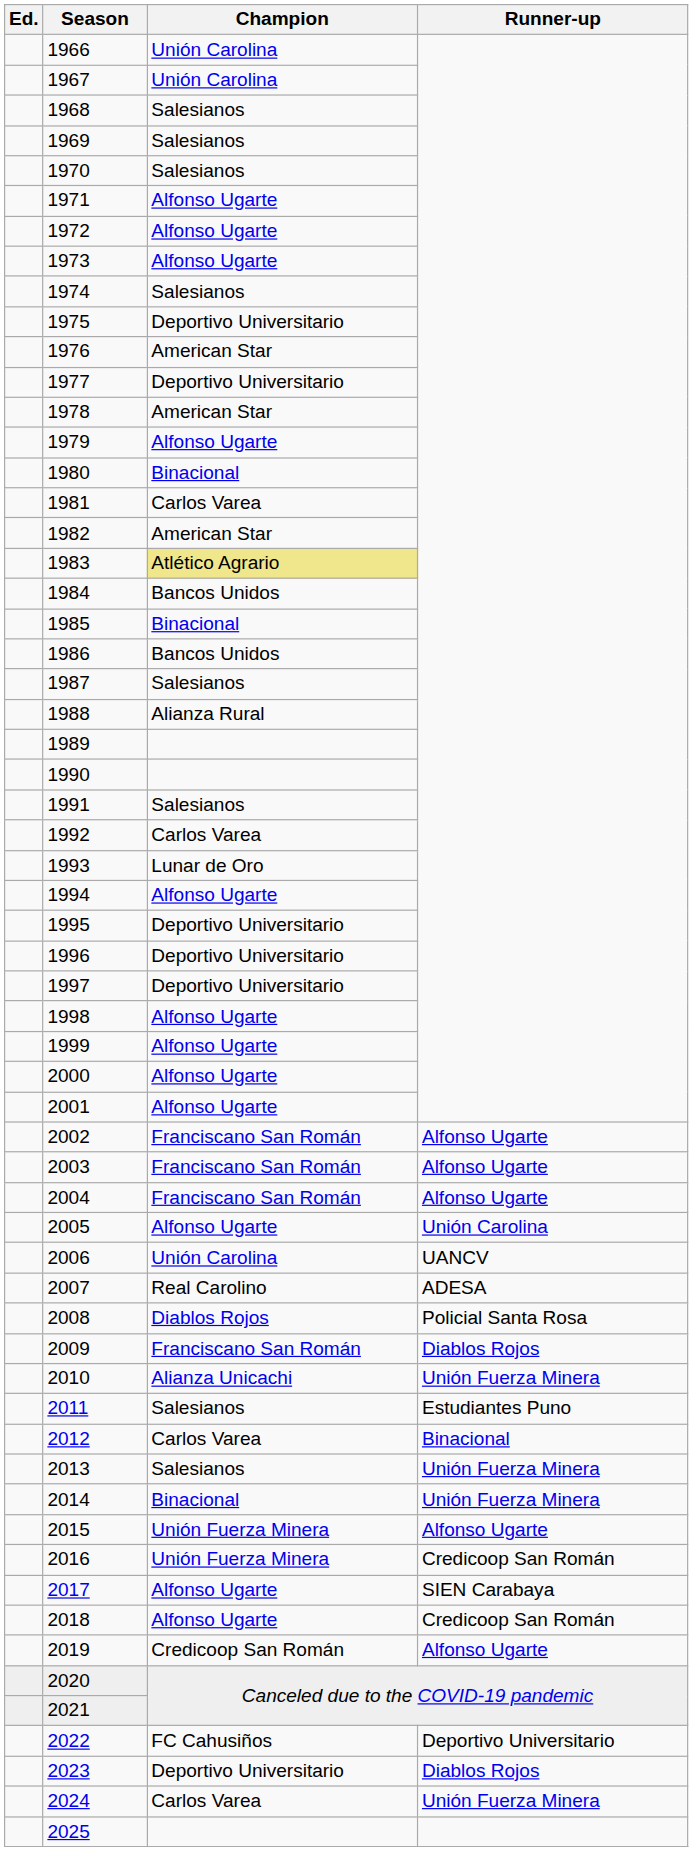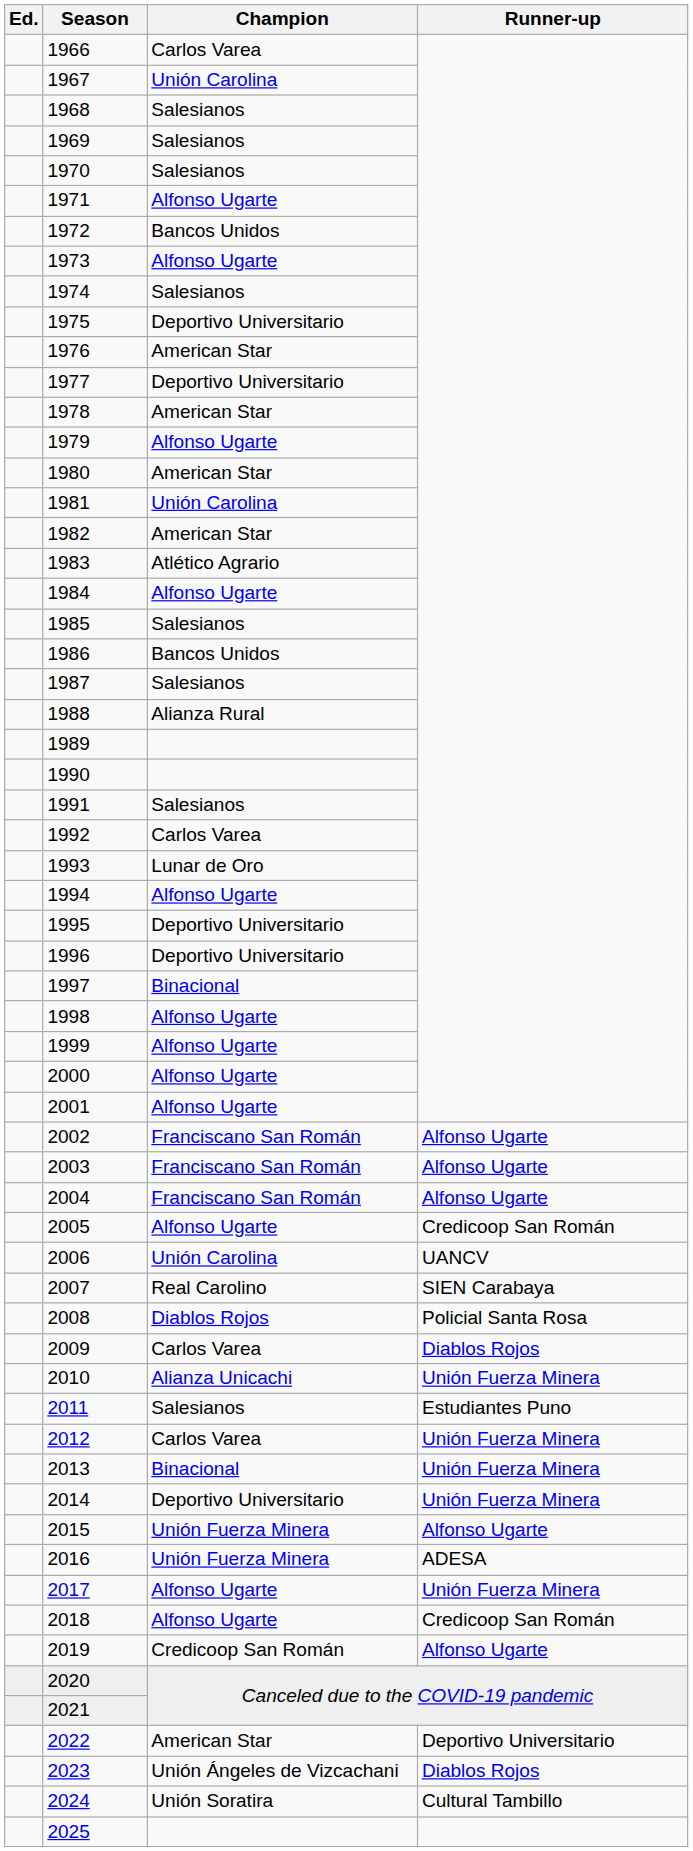(214, 49) Unión Carolina -> (206, 49) Carlos Varea
(214, 230) Alfonso Ugarte -> (215, 230) Bancos Unidos
(195, 472) Binacional -> (212, 472) American Star
(206, 502) Carlos Varea -> (214, 502) Unión Carolina
(215, 563) khaki background -> (215, 563) no background
(215, 593) Bancos Unidos -> (214, 593) Alfonso Ugarte
(195, 623) Binacional -> (198, 623) Salesianos
(248, 985) Deportivo Universitario -> (195, 985) Binacional
(485, 1227) Unión Carolina -> (518, 1227) Credicoop San Román
(454, 1287) ADESA -> (488, 1287) SIEN Carabaya
(256, 1348) Franciscano San Román -> (206, 1348) Carlos Varea
(466, 1438) Binacional -> (511, 1438) Unión Fuerza Minera
(198, 1469) Salesianos -> (195, 1469) Binacional
(195, 1499) Binacional -> (248, 1499) Deportivo Universitario
(518, 1559) Credicoop San Román -> (454, 1559) ADESA
(488, 1589) SIEN Carabaya -> (511, 1589) Unión Fuerza Minera
(212, 1740) FC Cahusiños -> (212, 1740) American Star
(248, 1770) Deportivo Universitario -> (275, 1770) Unión Ángeles de Vizcachani
(206, 1801) Carlos Varea -> (212, 1801) Unión Soratira
(511, 1801) Unión Fuerza Minera -> (492, 1801) Cultural Tambillo
